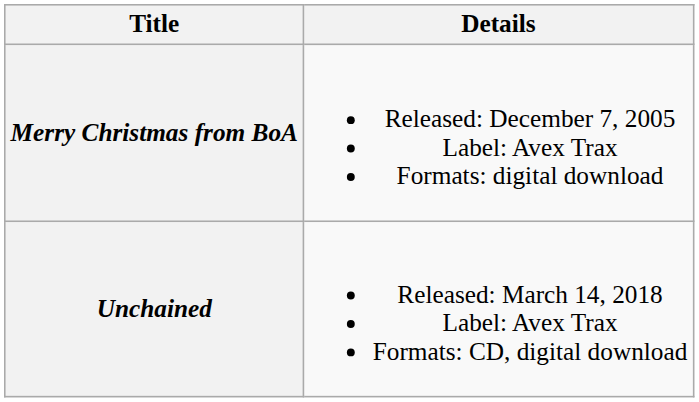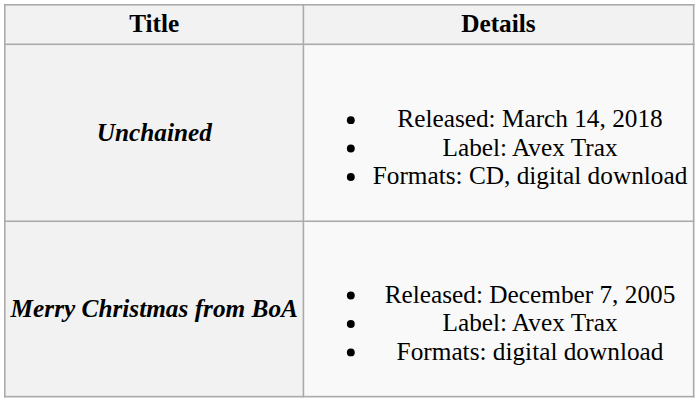rows swapped: (154, 132) <-> (154, 308)
